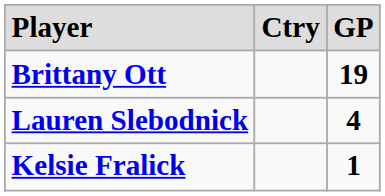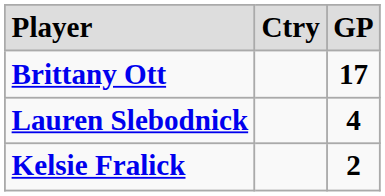(353, 73) 19 -> (353, 73) 17
(353, 166) 1 -> (353, 166) 2
